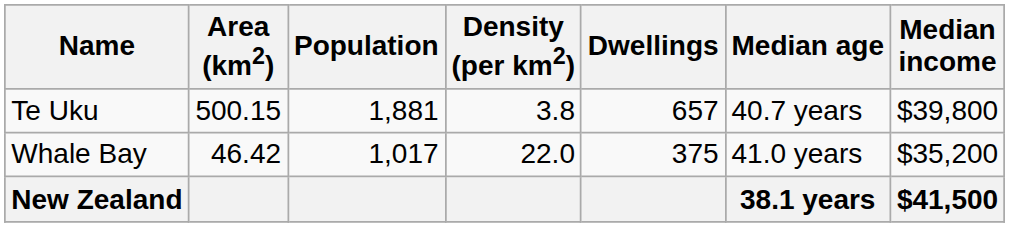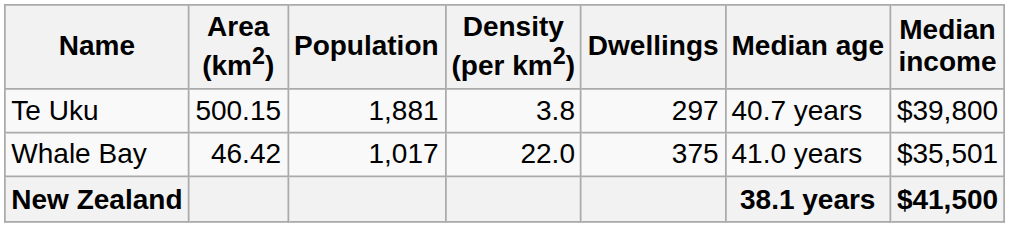(695, 110) 657 -> (695, 110) 297
(947, 154) $35,200 -> (947, 154) $35,501
